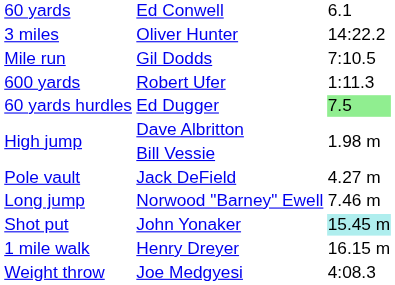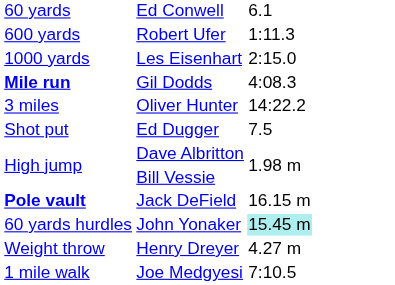rows swapped: (181, 82) <-> (187, 34)
+ row: (189, 58)
(35, 58) normal -> (37, 82) bold
(352, 58) 7:10.5 -> (272, 82) 4:08.3
(68, 105) 60 yards hurdles -> (36, 129) Shot put
(340, 105) lightgreen background -> (260, 129) no background
(42, 177) normal -> (45, 201) bold
(354, 177) 4.27 m -> (279, 201) 16.15 m
- row: (230, 201)
(36, 224) Shot put -> (68, 224) 60 yards hurdles
(47, 248) 1 mile walk -> (55, 248) Weight throw
(359, 248) 16.15 m -> (275, 248) 4.27 m
(55, 272) Weight throw -> (47, 272) 1 mile walk
(352, 272) 4:08.3 -> (272, 272) 7:10.5
